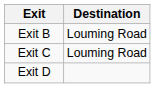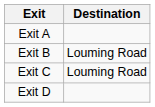+ row: (34, 33)
